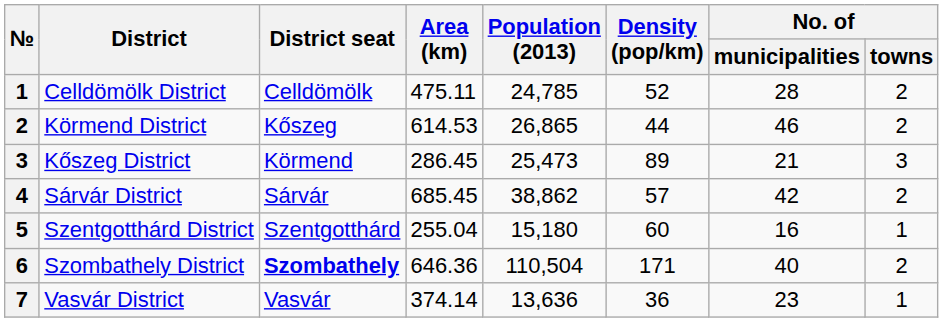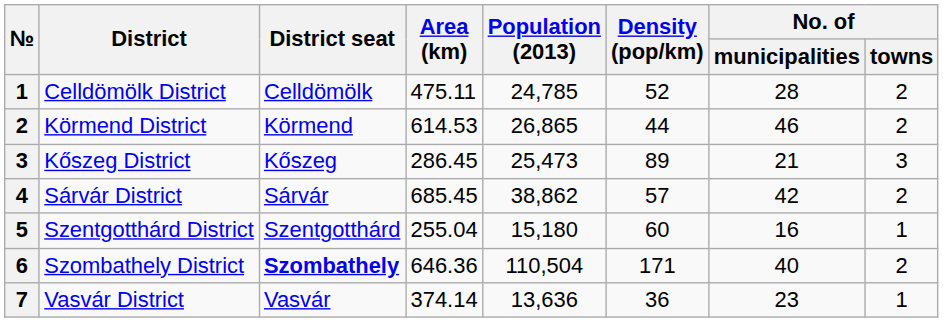(300, 126) Kőszeg -> (308, 126) Körmend
(308, 160) Körmend -> (300, 160) Kőszeg
